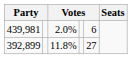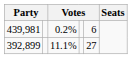(66, 29) 2.0% -> (66, 29) 0.2%
(63, 45) 11.8% -> (63, 45) 11.1%
